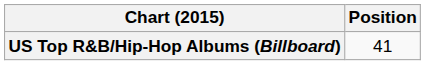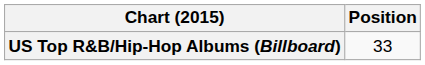(383, 45) 41 -> (383, 45) 33
